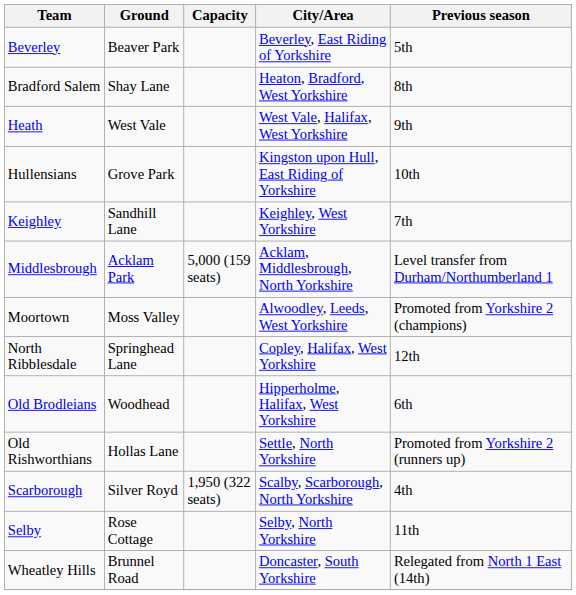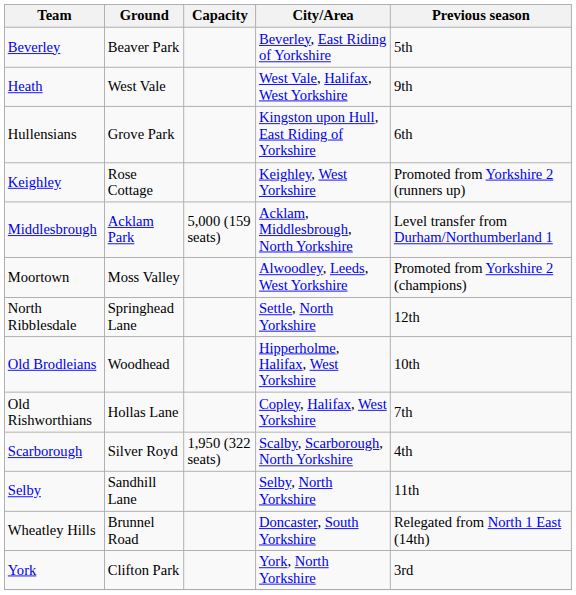- row: (54, 86)
(407, 173) 10th -> (403, 134) 6th
(132, 221) Sandhill Lane -> (130, 182) Rose Cottage
(403, 221) 7th -> (474, 182) Promoted from Yorkshire 2 (runners up)
(323, 356) Copley, Halifax, West Yorkshire -> (296, 316) Settle, North Yorkshire
(403, 404) 6th -> (407, 364) 10th
(296, 451) Settle, North Yorkshire -> (323, 412) Copley, Halifax, West Yorkshire
(474, 451) Promoted from Yorkshire 2 (runners up) -> (403, 412) 7th
(130, 530) Rose Cottage -> (132, 491) Sandhill Lane
+ row: (22, 570)
